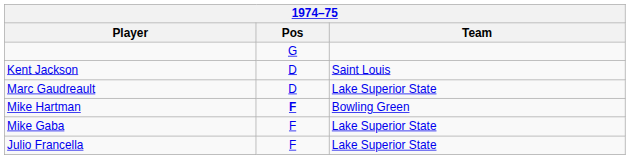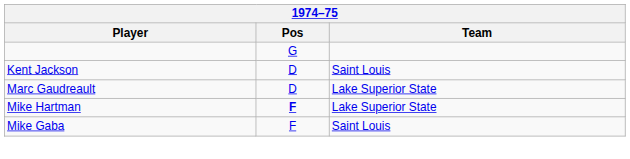(371, 107) Bowling Green -> (384, 107) Lake Superior State
(384, 126) Lake Superior State -> (361, 126) Saint Louis
- row: (45, 145)
